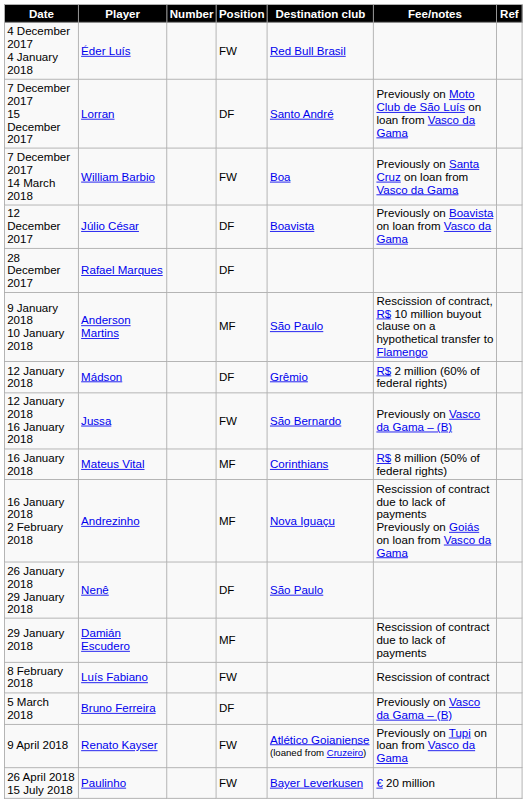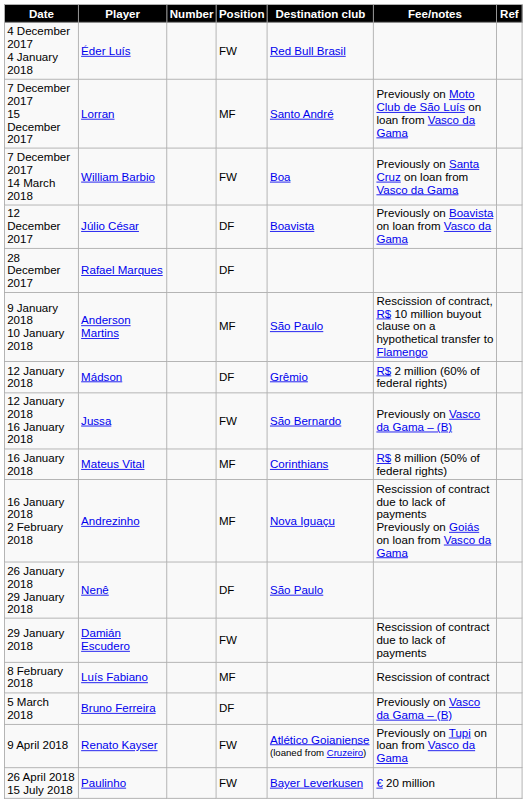(227, 113) DF -> (227, 113) MF
(227, 640) MF -> (228, 640) FW
(228, 677) FW -> (227, 677) MF
